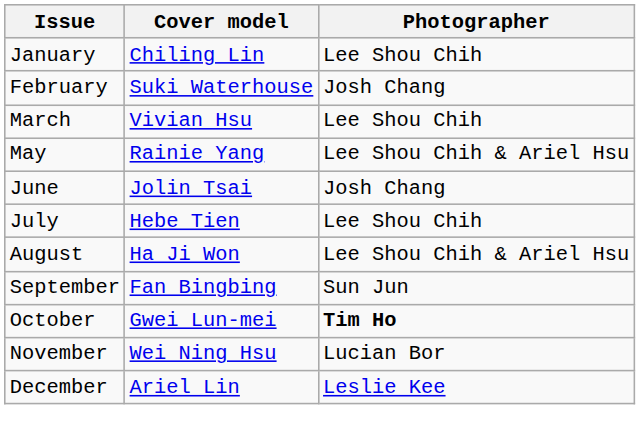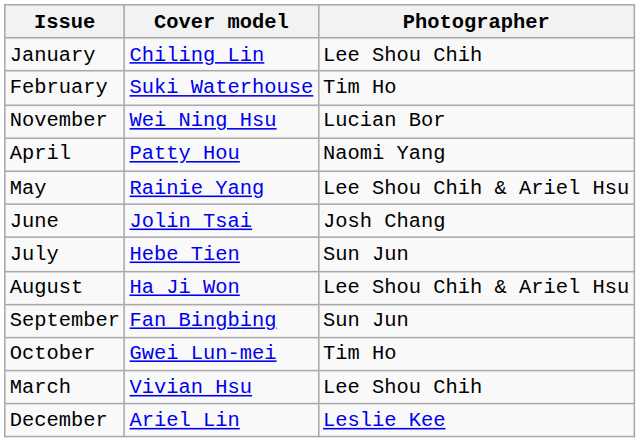(384, 88) Josh Chang -> (360, 88) Tim Ho
rows swapped: (40, 121) <-> (59, 354)
+ row: (40, 154)
(403, 221) Lee Shou Chih -> (366, 254) Sun Jun
(360, 321) bold -> (360, 354) normal
